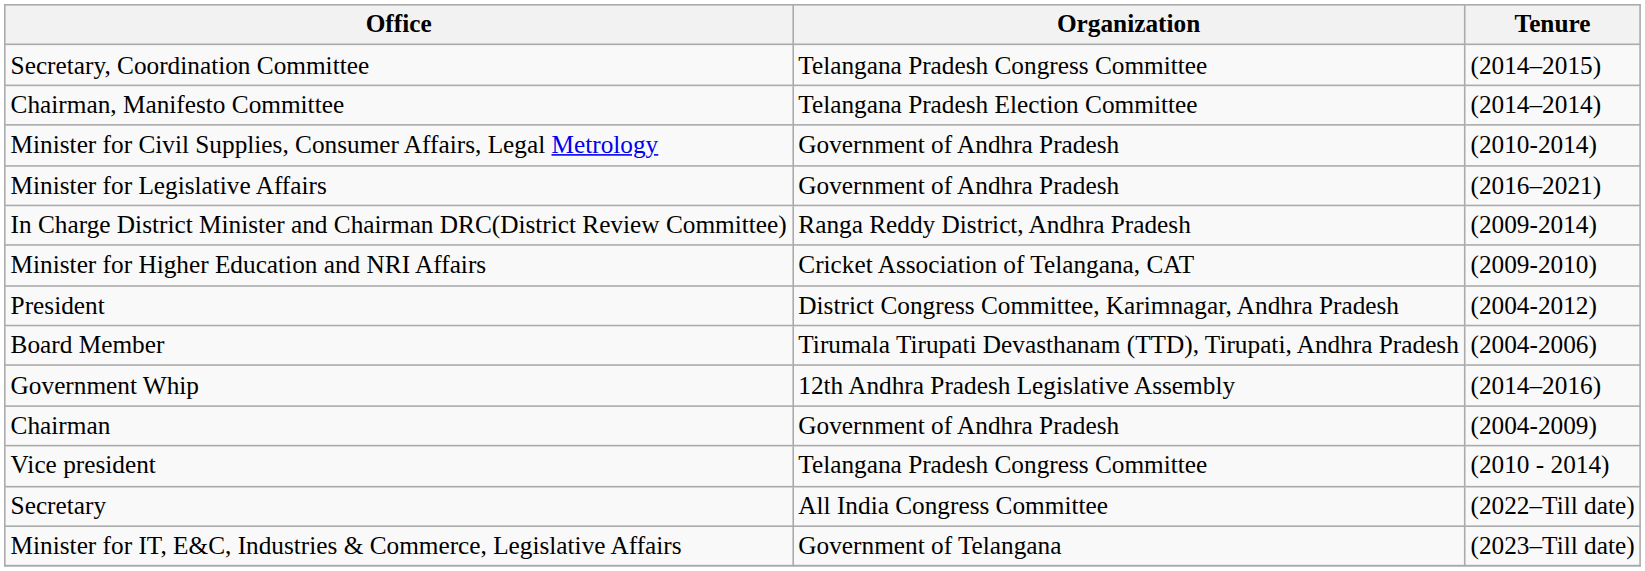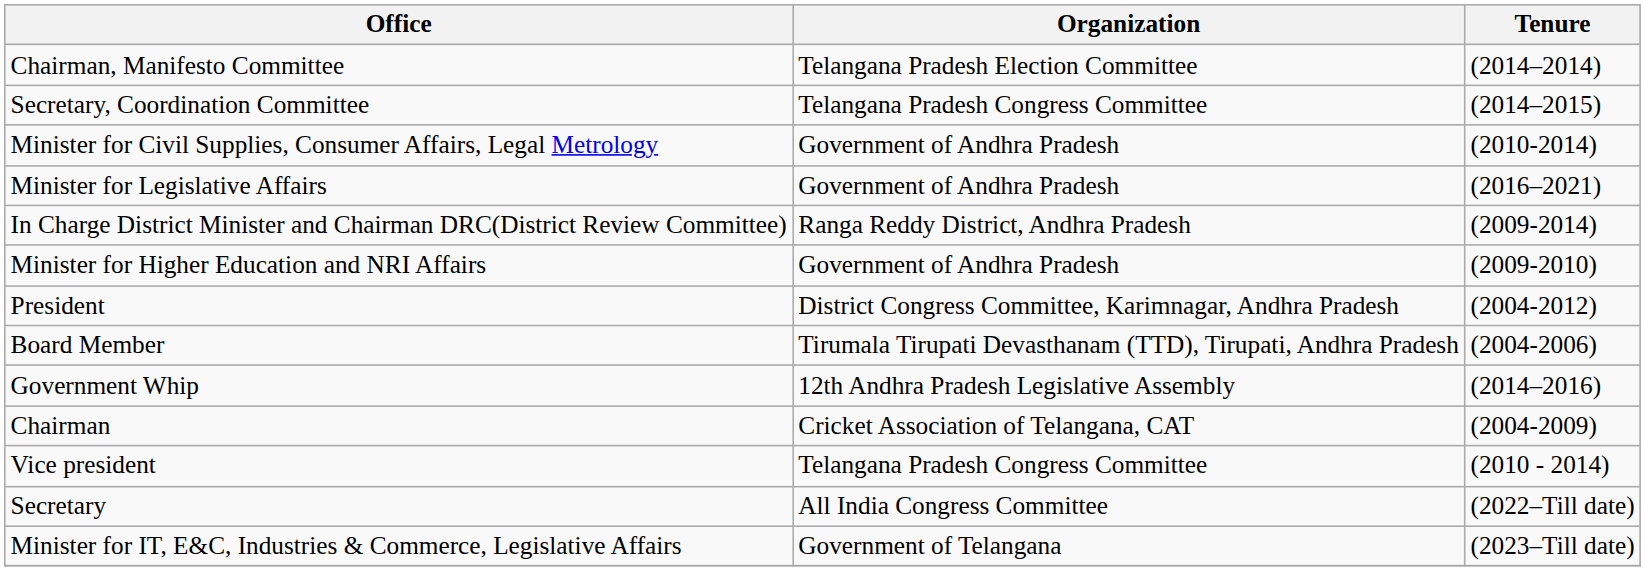rows swapped: (190, 64) <-> (177, 104)
(996, 265) Cricket Association of Telangana, CAT -> (959, 265) Government of Andhra Pradesh
(959, 425) Government of Andhra Pradesh -> (996, 425) Cricket Association of Telangana, CAT
